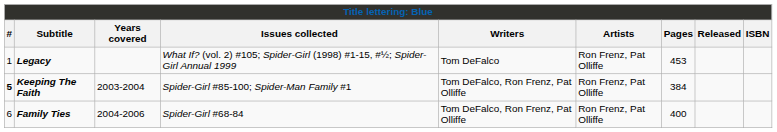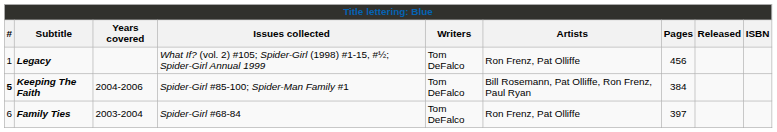(678, 60) 453 -> (678, 60) 456
(121, 87) 2003-2004 -> (119, 87) 2004-2006
(506, 87) Tom DeFalco, Ron Frenz, Pat Olliffe -> (446, 87) Tom DeFalco
(612, 87) Ron Frenz, Pat Olliffe -> (569, 87) Bill Rosemann, Pat Olliffe, Ron Frenz, Paul Ryan
(121, 114) 2004-2006 -> (119, 114) 2003-2004
(506, 114) Tom DeFalco, Ron Frenz, Pat Olliffe -> (446, 114) Tom DeFalco
(678, 114) 400 -> (678, 114) 397
